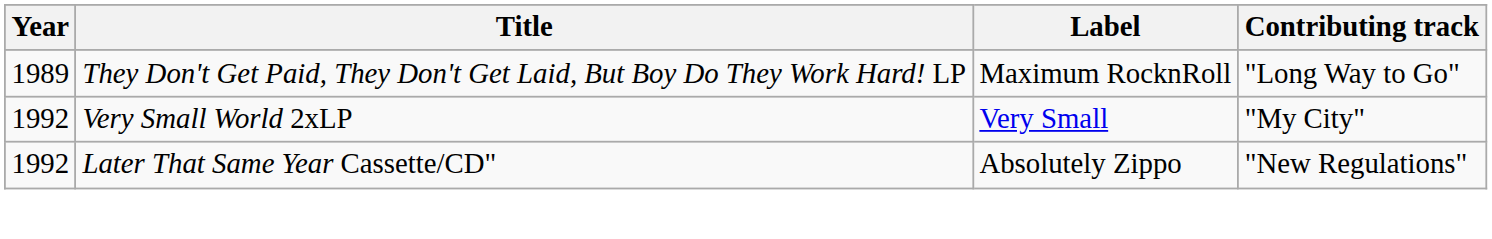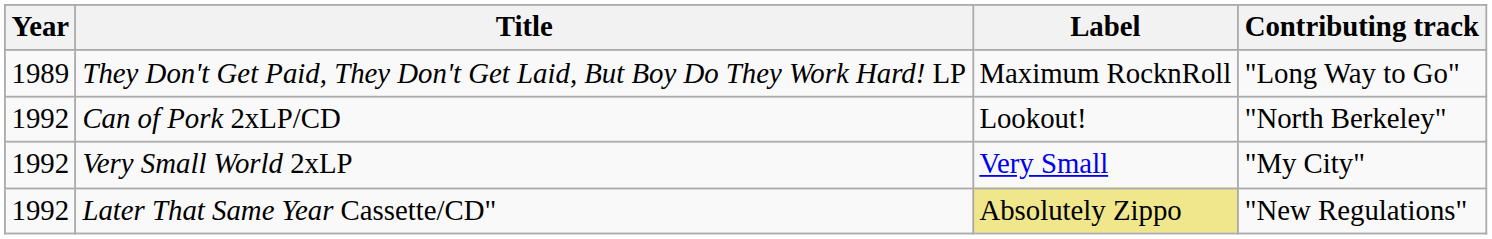+ row: (212, 118)
(1081, 164) no background -> (1081, 210) khaki background
